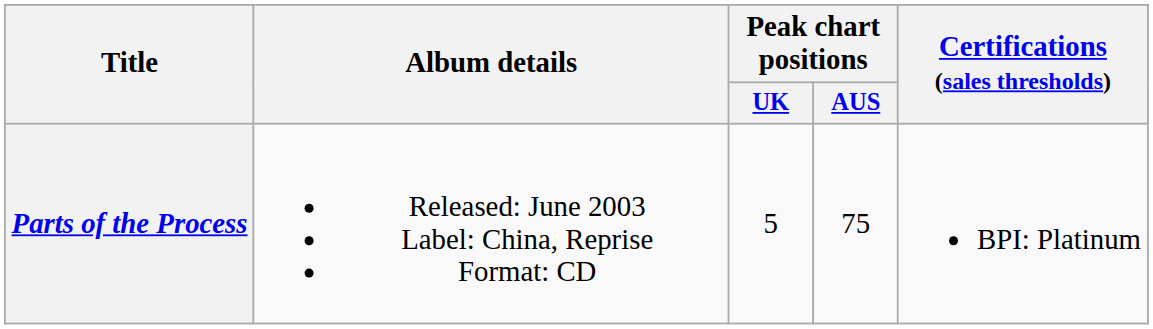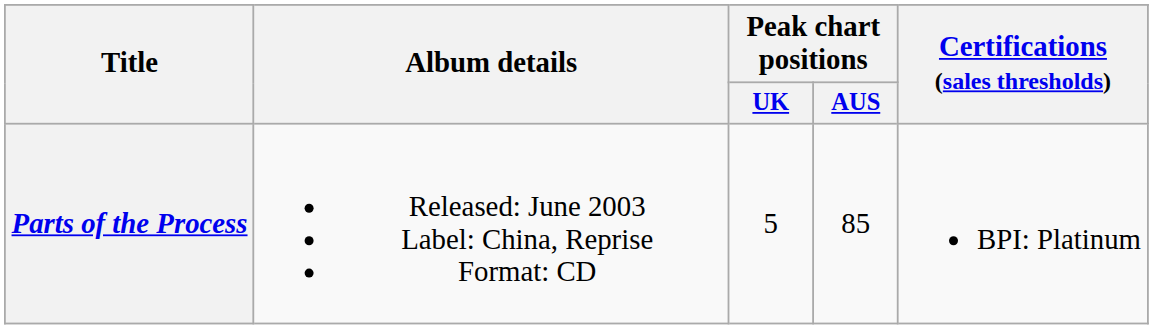(856, 223) 75 -> (856, 223) 85
